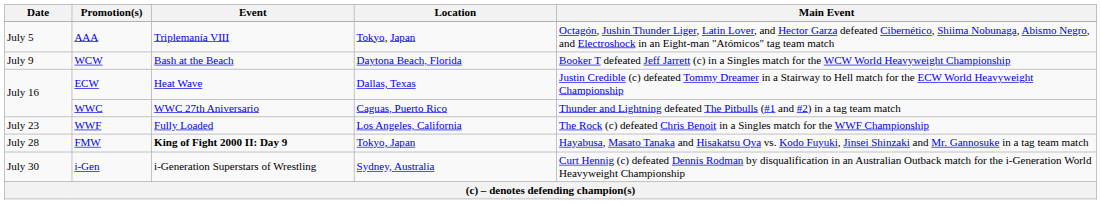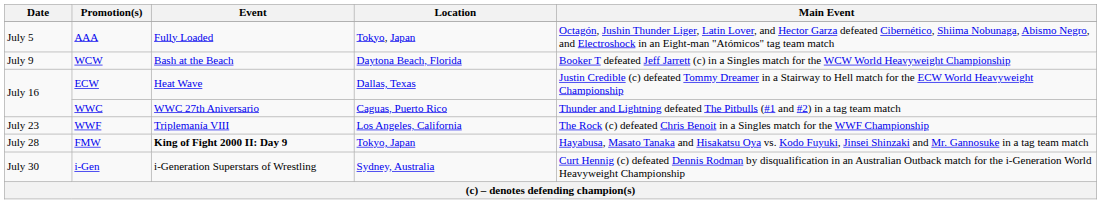(192, 36) Triplemanía VIII -> (184, 36) Fully Loaded
(184, 125) Fully Loaded -> (192, 125) Triplemanía VIII
